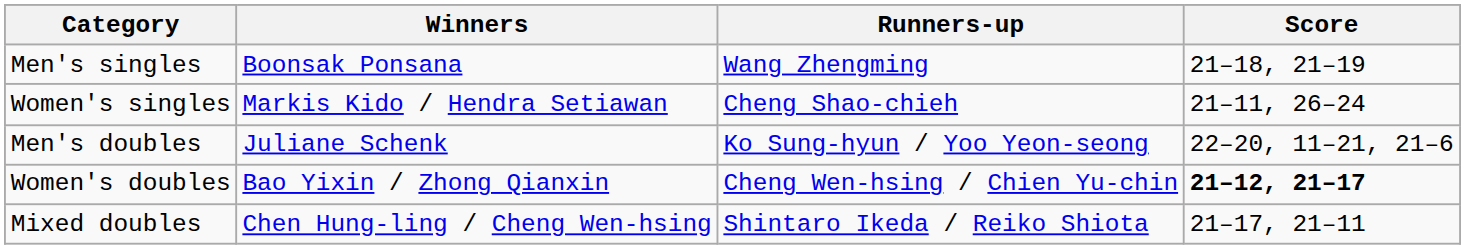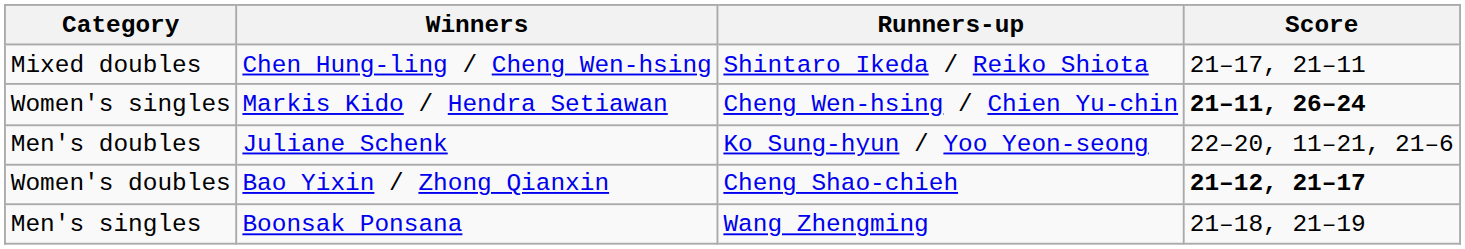rows swapped: (106, 65) <-> (106, 224)
(841, 105) Cheng Shao-chieh -> (951, 105) Cheng Wen-hsing / Chien Yu-chin
(1278, 105) normal -> (1278, 105) bold
(951, 184) Cheng Wen-hsing / Chien Yu-chin -> (841, 184) Cheng Shao-chieh
